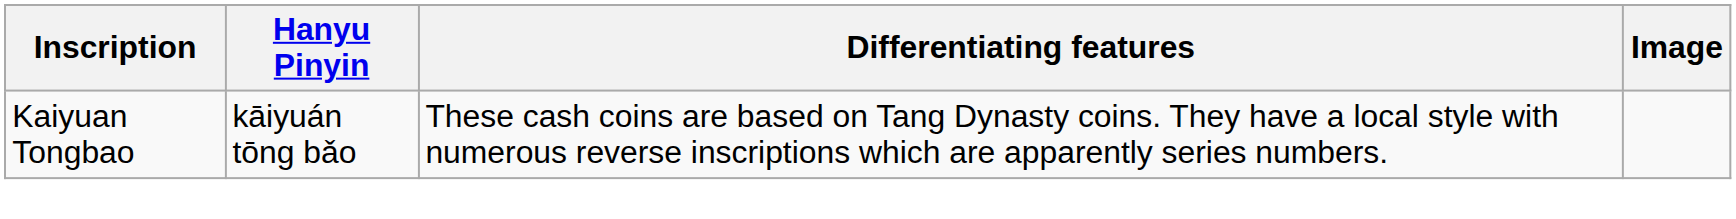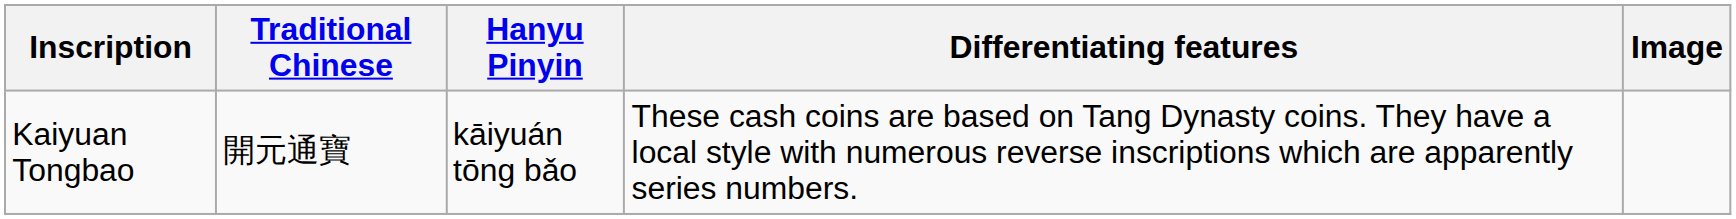+ column: (331, 47)
